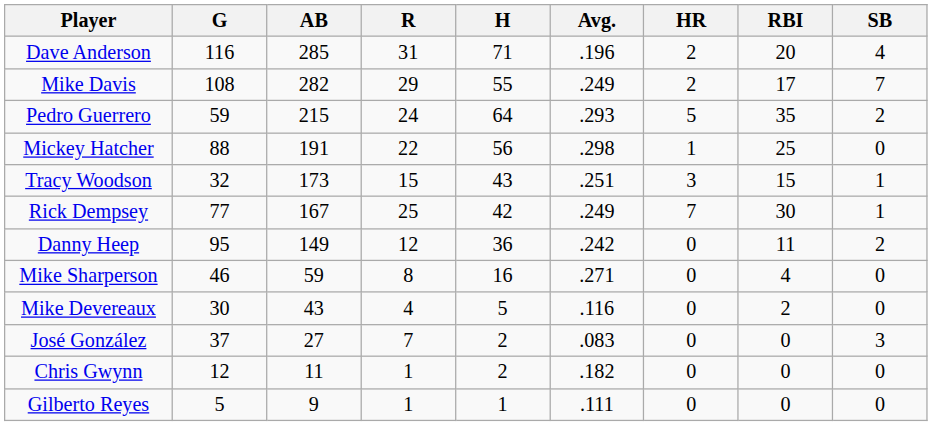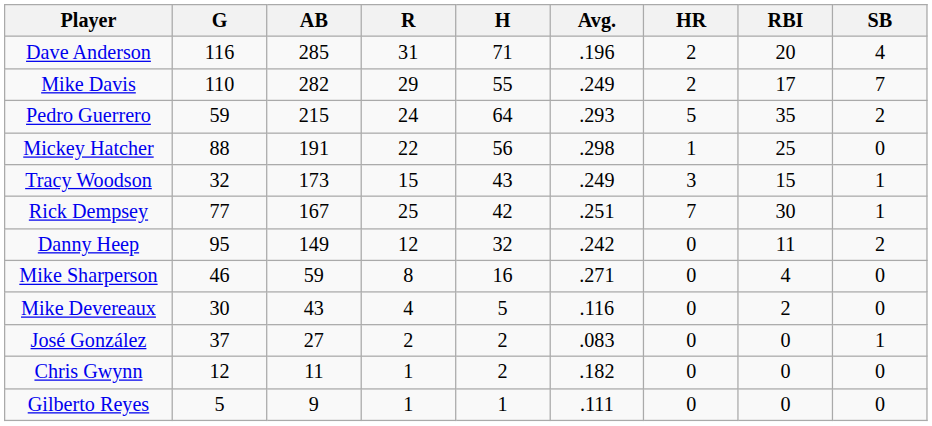(219, 84) 108 -> (219, 84) 110
(597, 180) .251 -> (597, 180) .249
(597, 212) .249 -> (597, 212) .251
(503, 244) 36 -> (503, 244) 32
(408, 340) 7 -> (408, 340) 2
(880, 340) 3 -> (880, 340) 1
